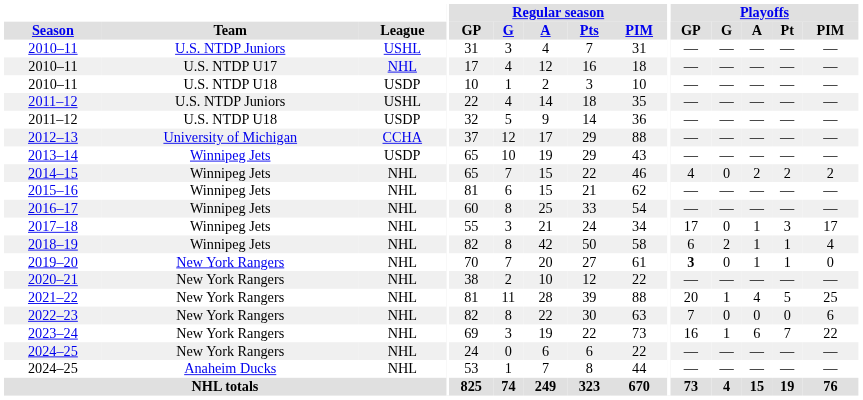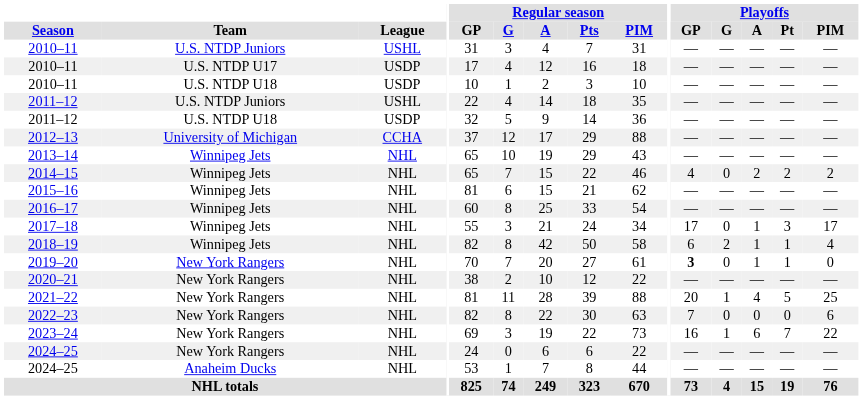(402, 66) NHL -> (402, 66) USDP
(402, 155) USDP -> (402, 155) NHL
